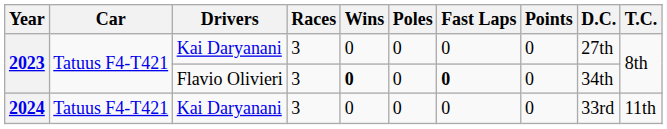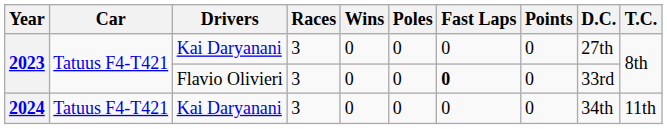(349, 78) bold -> (349, 78) normal
(597, 78) 34th -> (598, 78) 33rd
(598, 107) 33rd -> (597, 107) 34th
